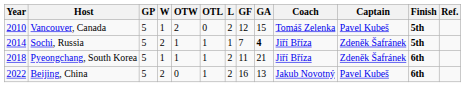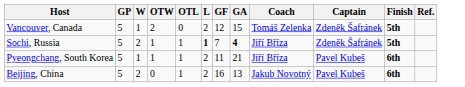- column: (16, 12)
(364, 27) Pavel Kubeš -> (349, 27) Zdeněk Šafránek
(230, 43) normal -> (206, 43) bold
(373, 58) Zdeněk Šafránek -> (340, 58) Pavel Kubeš
